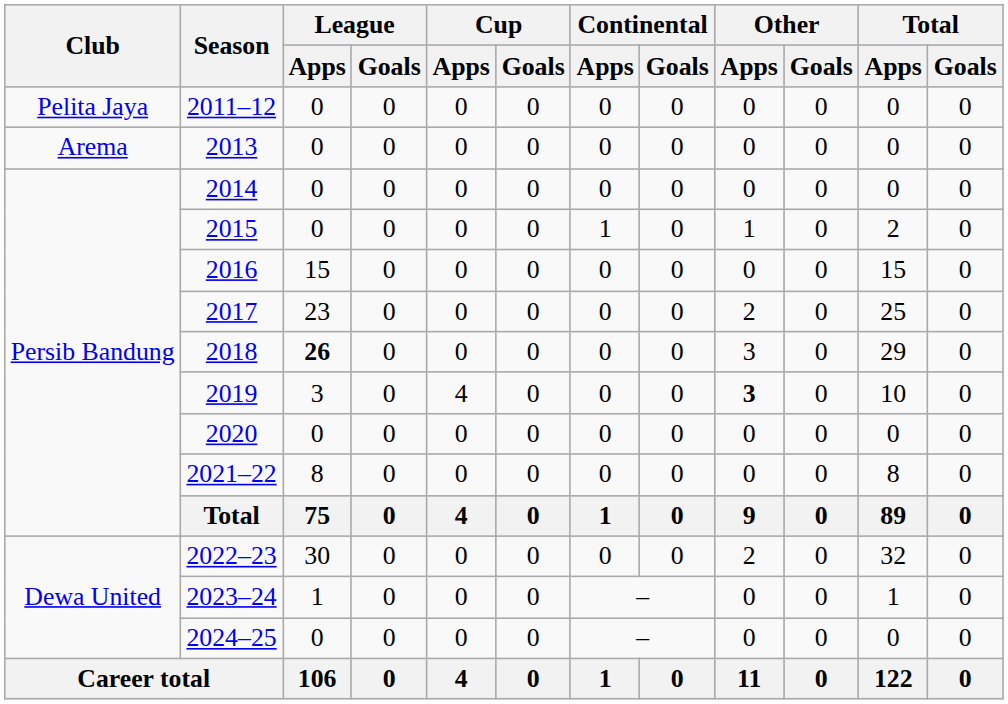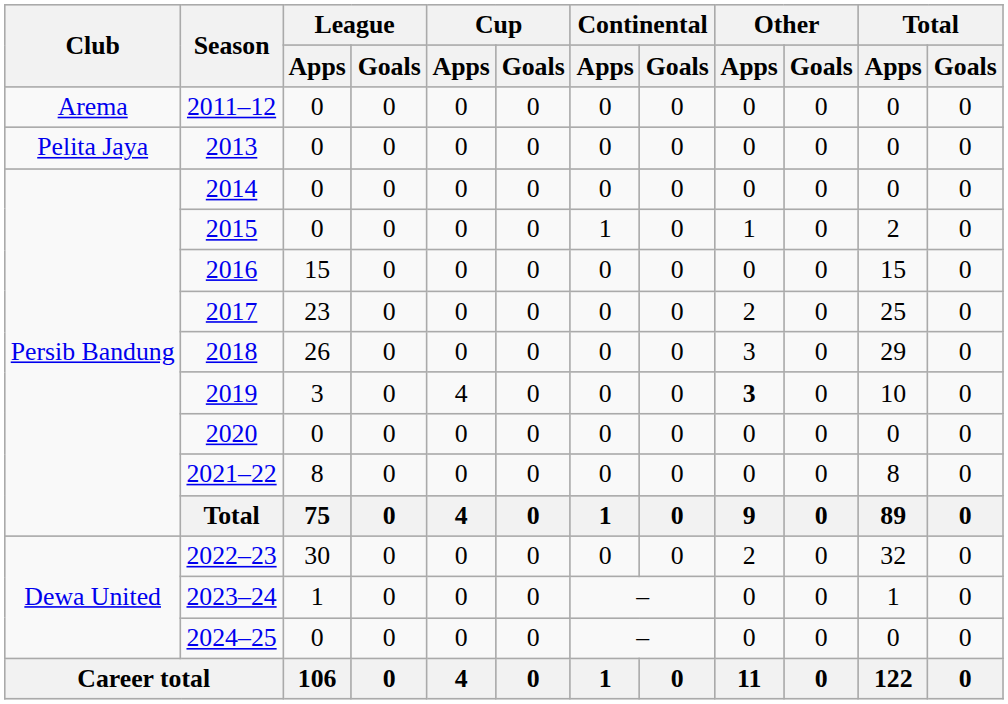(93, 106) Pelita Jaya -> (93, 106) Arema
(93, 147) Arema -> (93, 147) Pelita Jaya
(317, 351) bold -> (317, 351) normal
